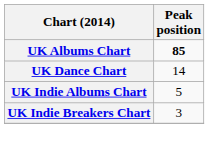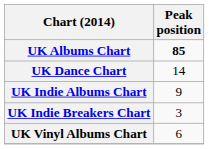(179, 92) 5 -> (179, 92) 9
+ row: (79, 133)
